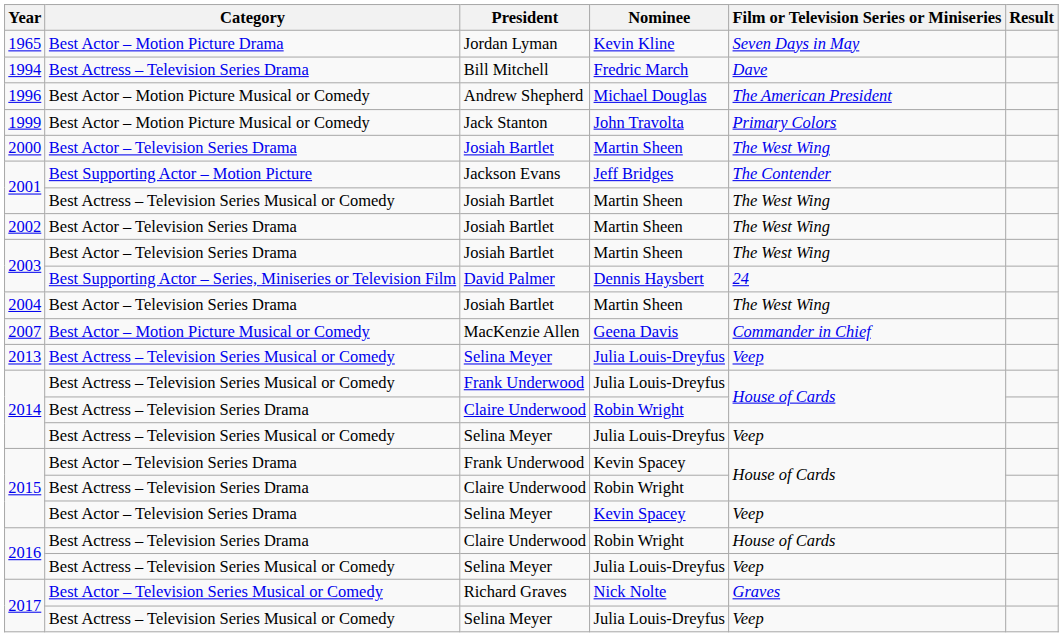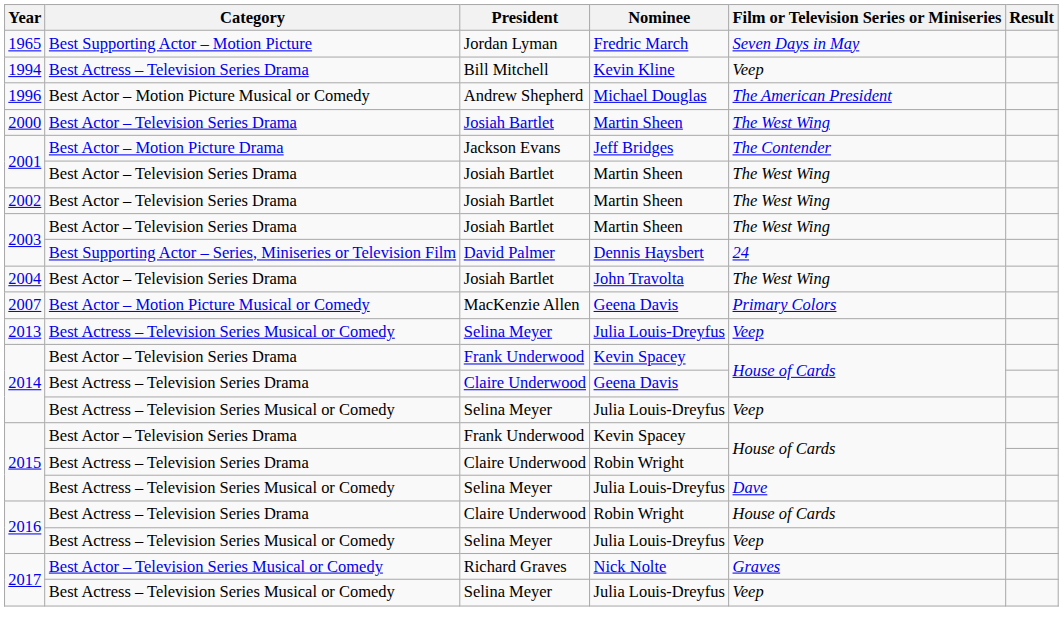(166, 43) Best Actor – Motion Picture Drama -> (180, 43) Best Supporting Actor – Motion Picture
(634, 43) Kevin Kline -> (641, 43) Fredric March
(641, 69) Fredric March -> (634, 69) Kevin Kline
(750, 69) Dave -> (748, 69) Veep
- row: (25, 122)
(180, 174) Best Supporting Actor – Motion Picture -> (166, 148) Best Actor – Motion Picture Drama
(222, 200) Best Actress – Television Series Musical or Comedy -> (173, 174) Best Actor – Television Series Drama
(638, 305) Martin Sheen -> (639, 278) John Travolta
(802, 331) Commander in Chief -> (784, 305) Primary Colors
(222, 383) Best Actress – Television Series Musical or Comedy -> (173, 357) Best Actor – Television Series Drama
(659, 383) Julia Louis-Dreyfus -> (640, 357) Kevin Spacey
(639, 409) Robin Wright -> (636, 383) Geena Davis
(173, 514) Best Actor – Television Series Drama -> (222, 488) Best Actress – Television Series Musical or Comedy
(640, 514) Kevin Spacey -> (659, 488) Julia Louis-Dreyfus
(748, 514) Veep -> (750, 488) Dave
